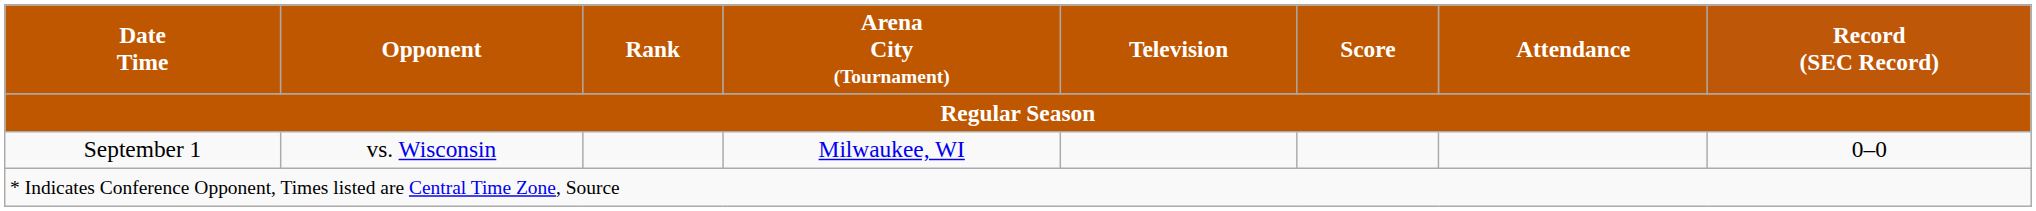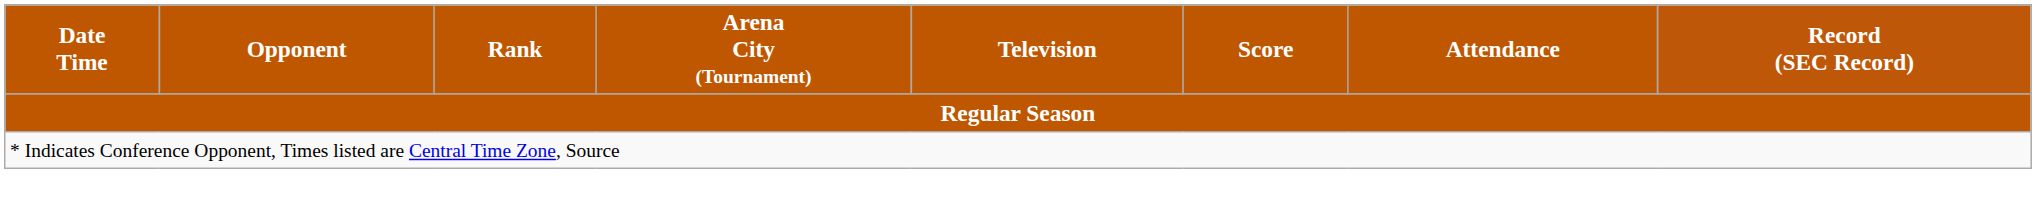- row: (143, 149)
